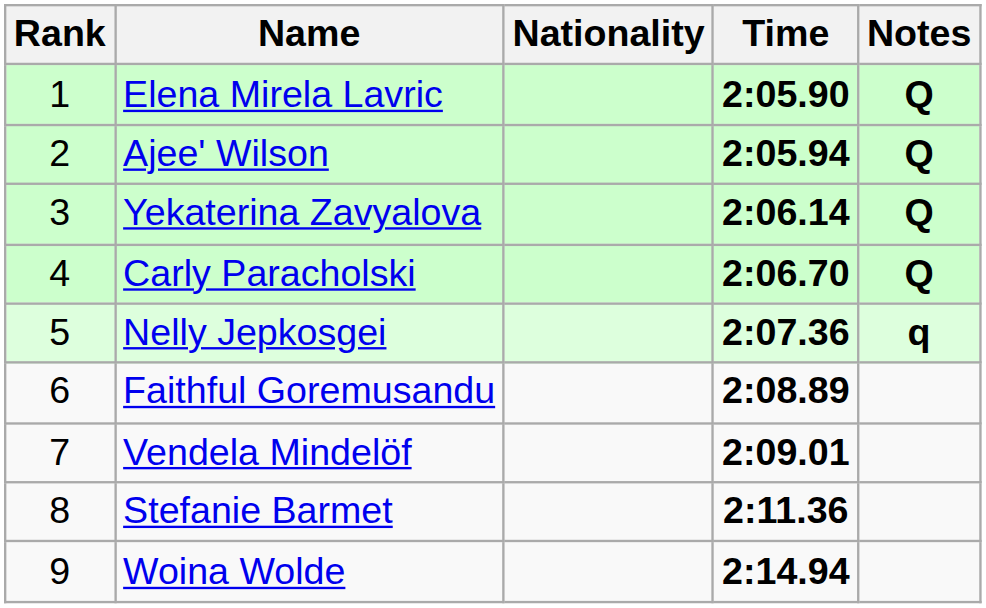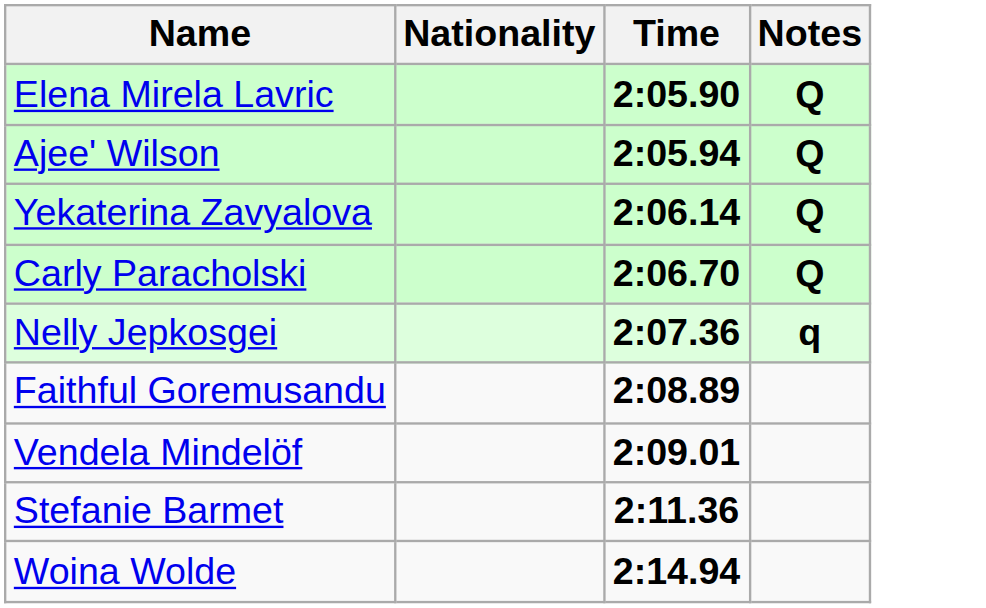- column: (60, 34)
